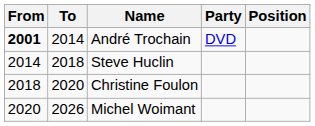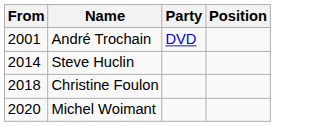- column: (68, 16)
(24, 39) bold -> (24, 39) normal
